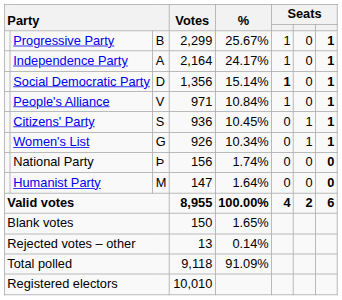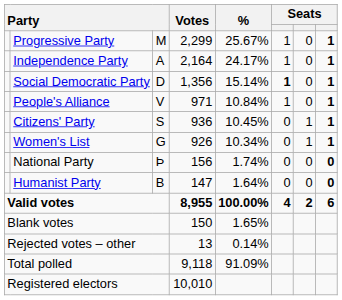(160, 40) B -> (161, 40) M
(161, 182) M -> (160, 182) B
